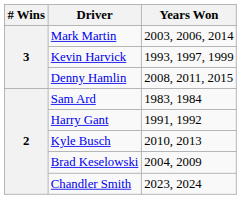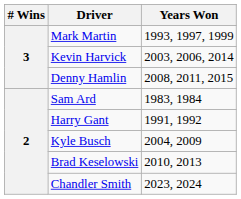(189, 36) 2003, 2006, 2014 -> (189, 36) 1993, 1997, 1999
(189, 57) 1993, 1997, 1999 -> (189, 57) 2003, 2006, 2014
(173, 141) 2010, 2013 -> (173, 141) 2004, 2009
(173, 162) 2004, 2009 -> (173, 162) 2010, 2013
